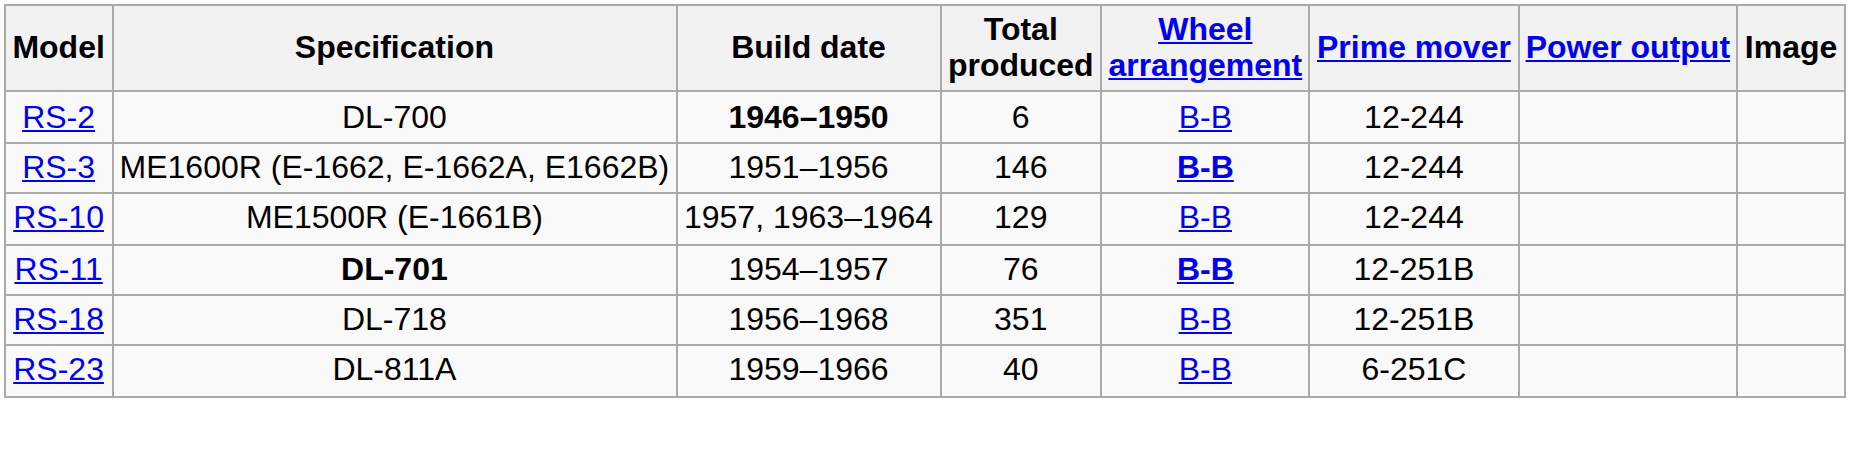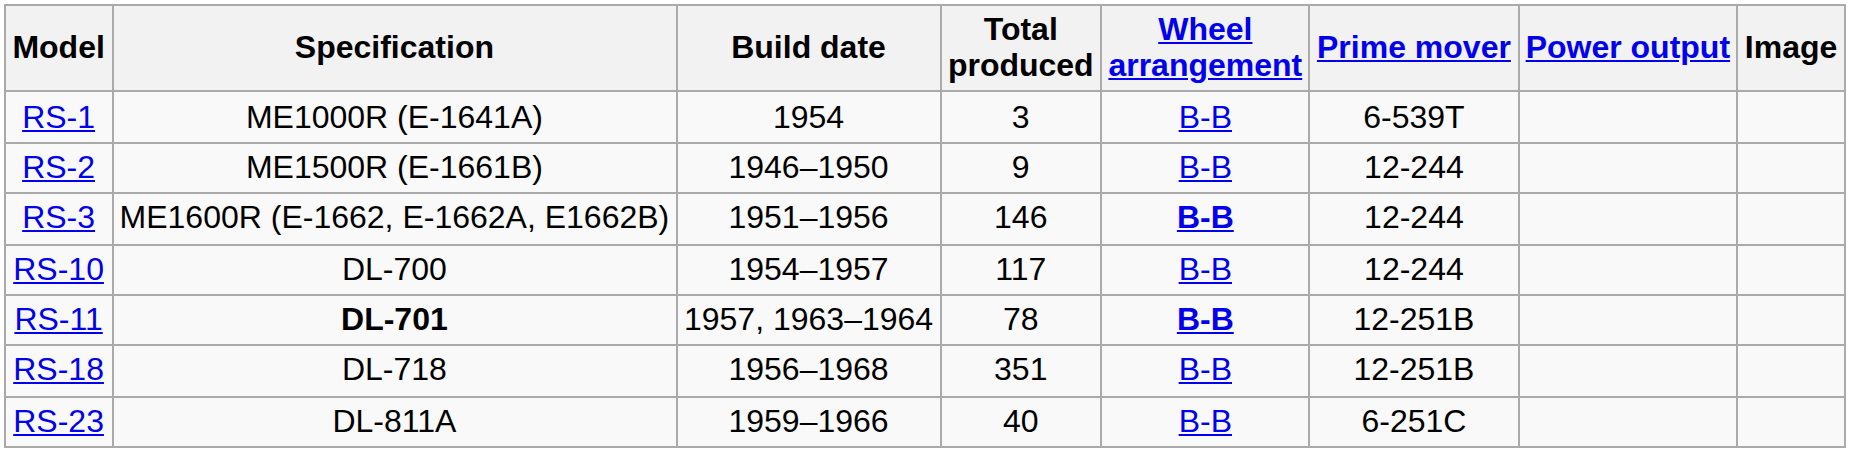+ row: (59, 116)
(394, 116) DL-700 -> (394, 167) ME1500R (E-1661B)
(809, 116) bold -> (809, 167) normal
(1021, 116) 6 -> (1021, 167) 9
(394, 218) ME1500R (E-1661B) -> (394, 268) DL-700
(809, 218) 1957, 1963–1964 -> (809, 268) 1954–1957
(1021, 218) 129 -> (1021, 268) 117
(809, 268) 1954–1957 -> (809, 319) 1957, 1963–1964
(1021, 268) 76 -> (1021, 319) 78
